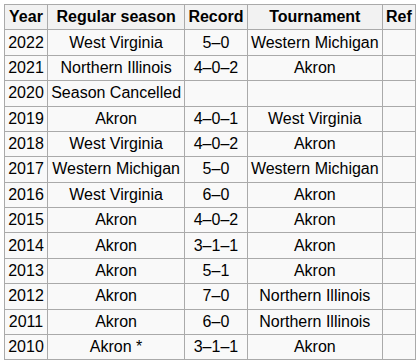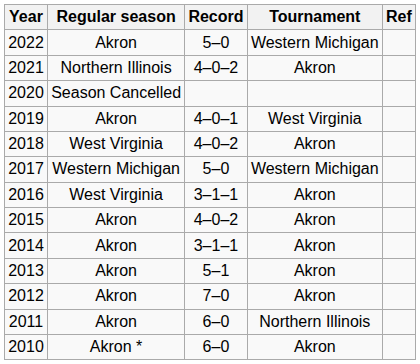(116, 42) West Virginia -> (116, 42) Akron
(216, 194) 6–0 -> (216, 194) 3–1–1
(315, 296) Northern Illinois -> (315, 296) Akron
(216, 347) 3–1–1 -> (216, 347) 6–0
